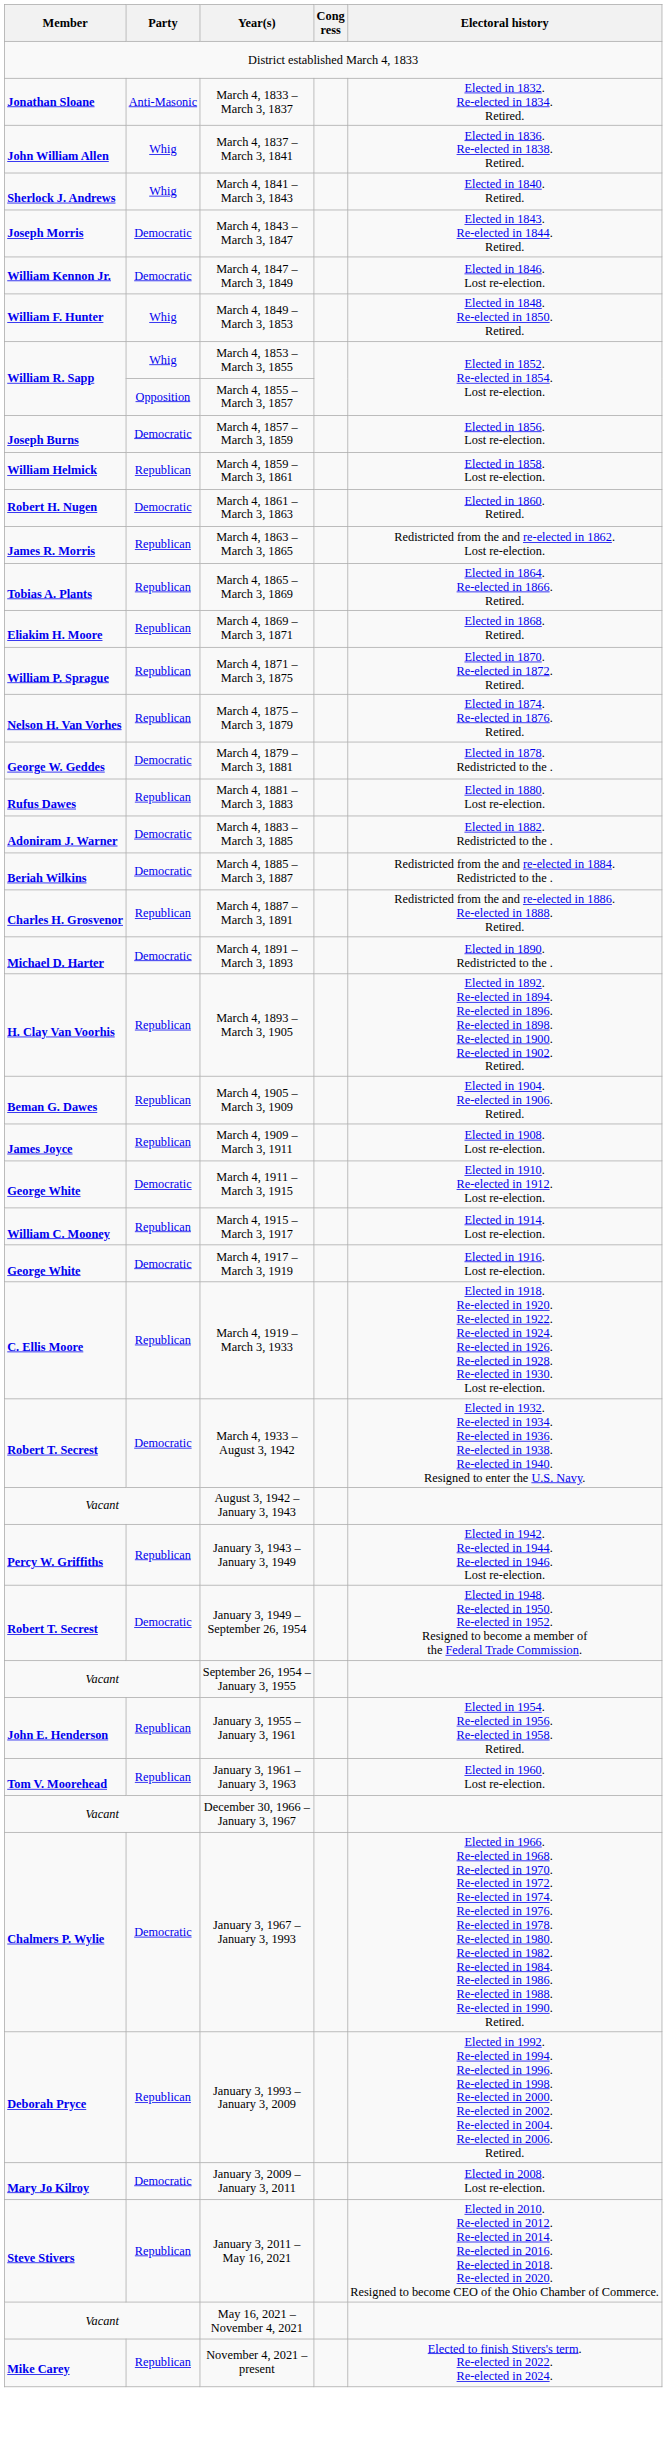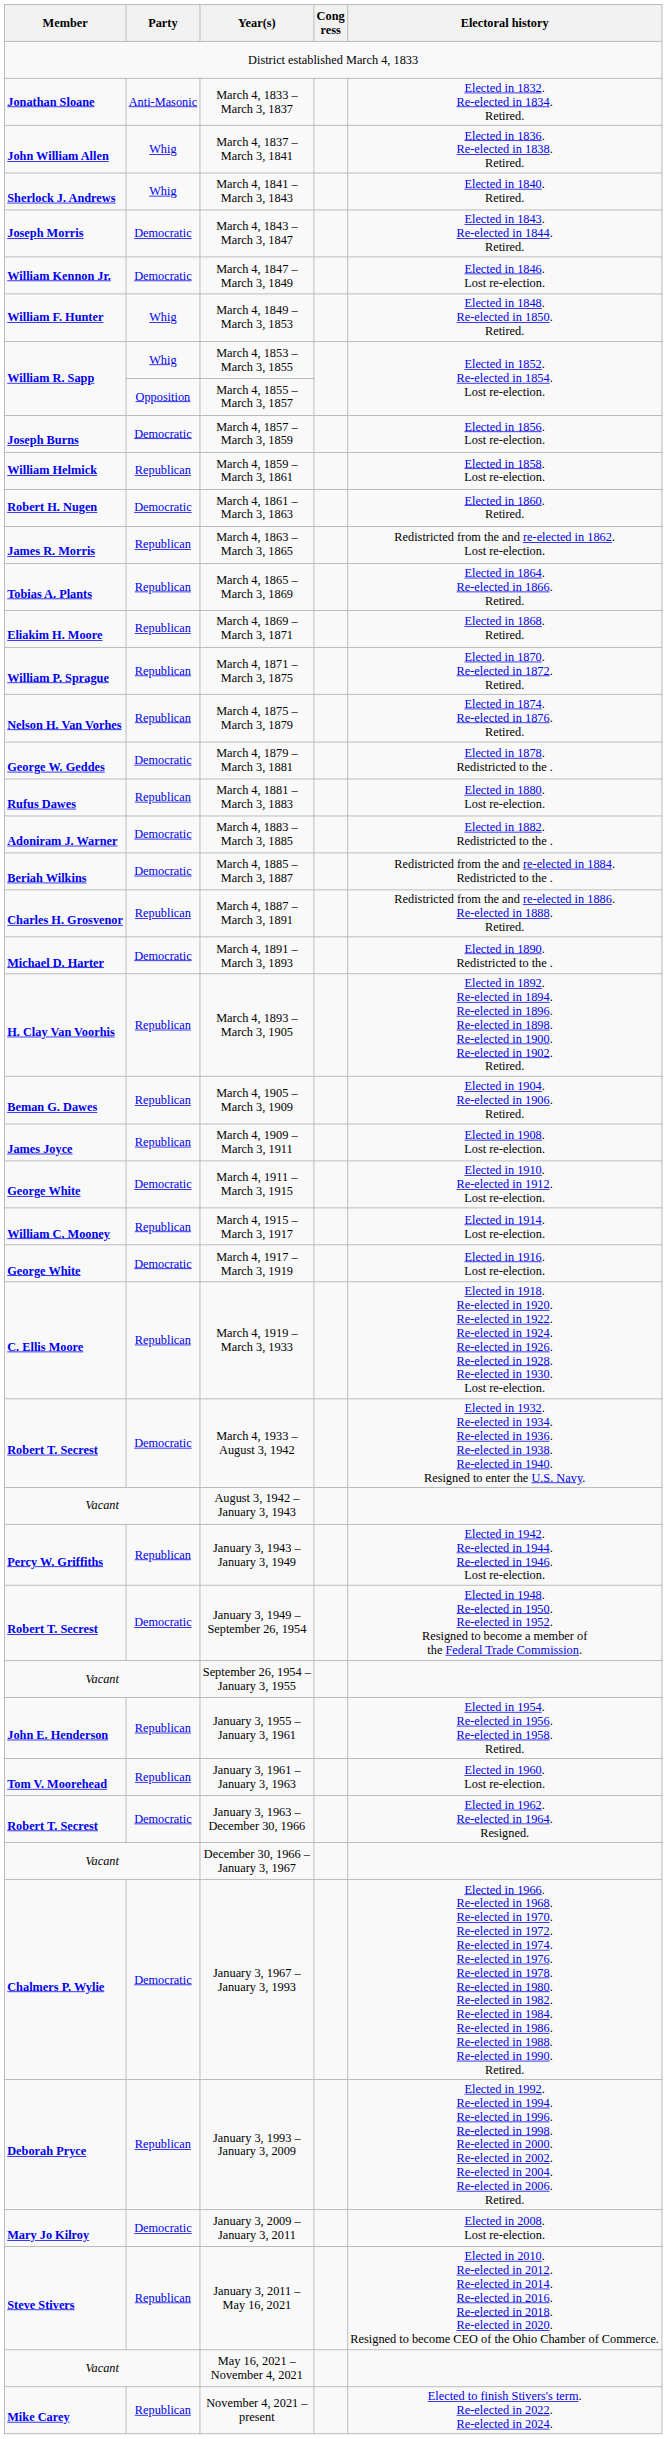+ row: (257, 1819)
